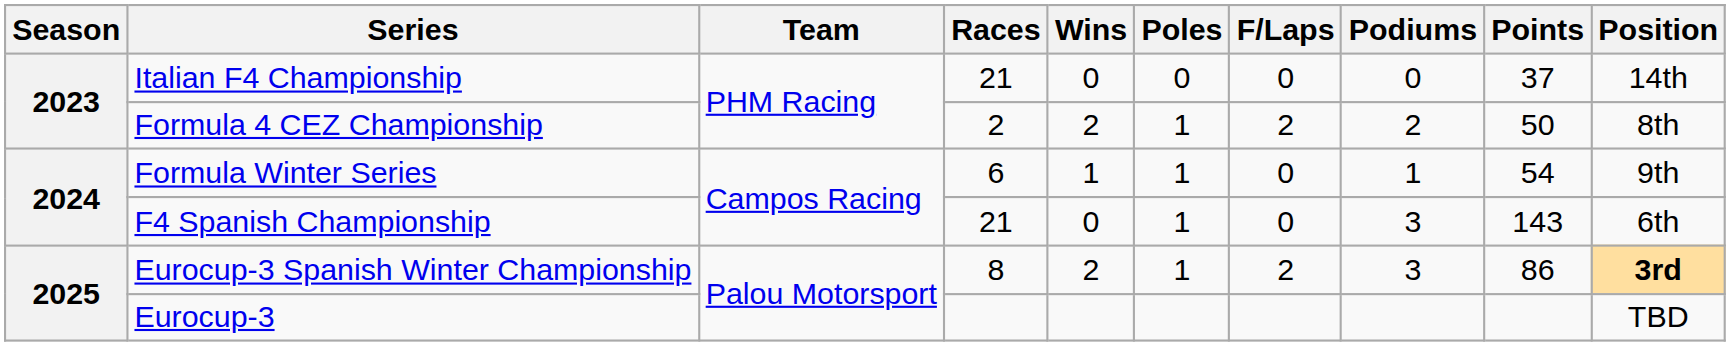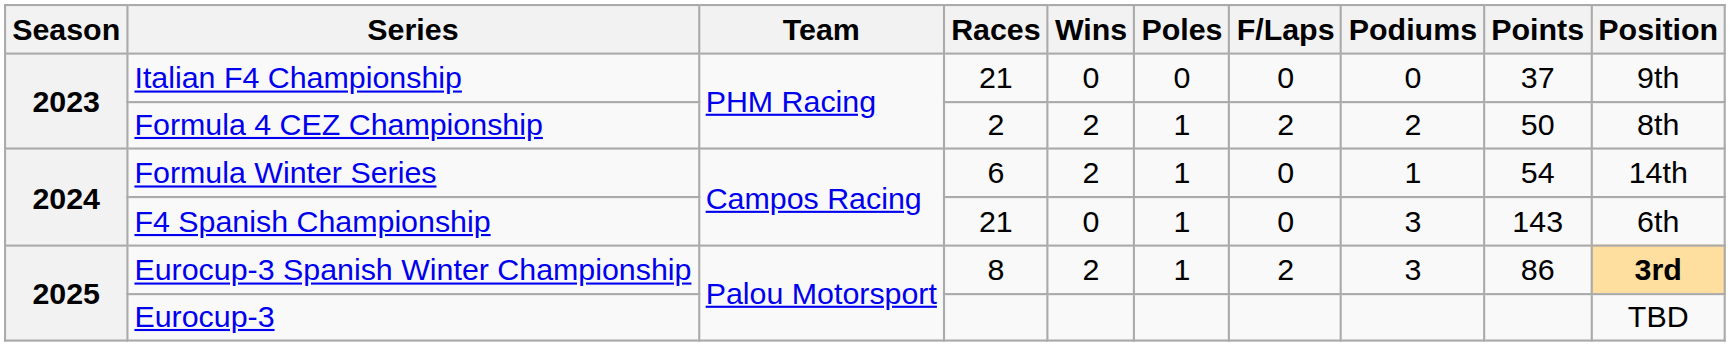(1658, 77) 14th -> (1658, 77) 9th
(1091, 173) 1 -> (1091, 173) 2
(1658, 173) 9th -> (1658, 173) 14th
